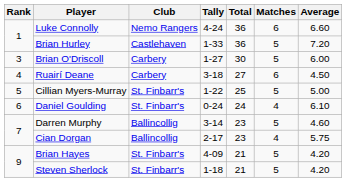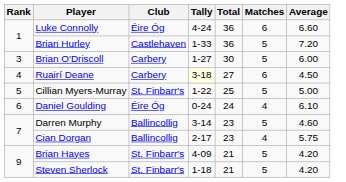(164, 28) Nemo Rangers -> (148, 28) Éire Óg
(213, 75) no background -> (202, 75) lightyellow background
(158, 106) St. Finbarr's -> (148, 106) Éire Óg
